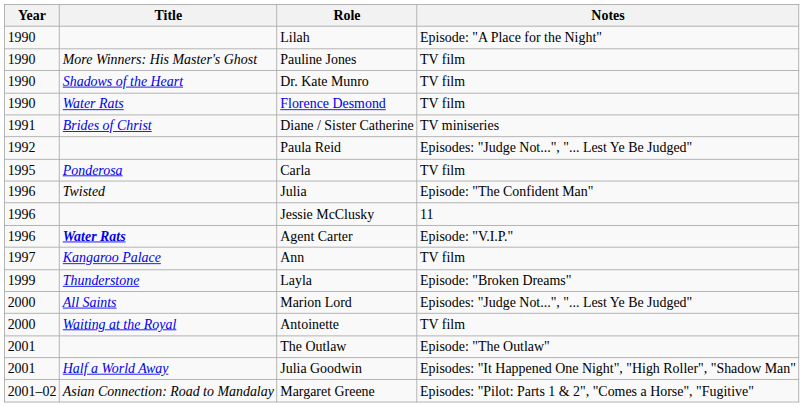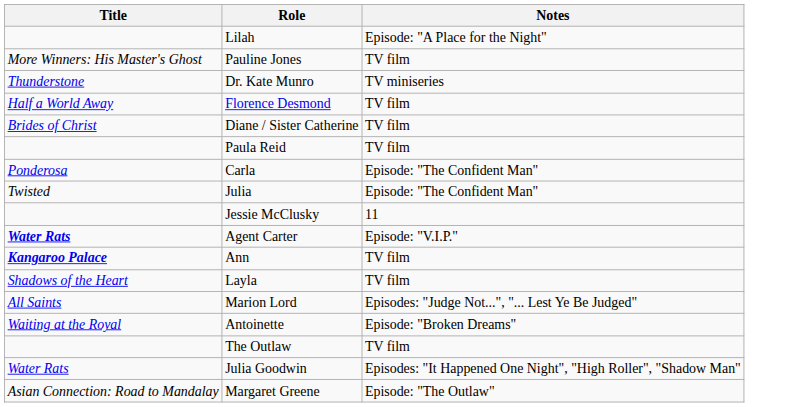- column: (32, 15)
(123, 81) Shadows of the Heart -> (46, 81) Thunderstone
(443, 81) TV film -> (404, 81) TV miniseries
(93, 103) Water Rats -> (60, 103) Half a World Away
(460, 125) TV miniseries -> (387, 125) TV film
(556, 147) Episodes: "Judge Not...", "... Lest Ye Be Judged" -> (387, 147) TV film
(443, 170) TV film -> (452, 170) Episode: "The Confident Man"
(112, 258) normal -> (57, 258) bold
(101, 280) Thunderstone -> (68, 280) Shadows of the Heart
(496, 280) Episode: "Broken Dreams" -> (387, 280) TV film
(443, 324) TV film -> (441, 324) Episode: "Broken Dreams"
(485, 346) Episode: "The Outlaw" -> (387, 346) TV film
(116, 368) Half a World Away -> (38, 368) Water Rats
(587, 390) Episodes: "Pilot: Parts 1 & 2", "Comes a Horse", "Fugitive" -> (430, 390) Episode: "The Outlaw"
